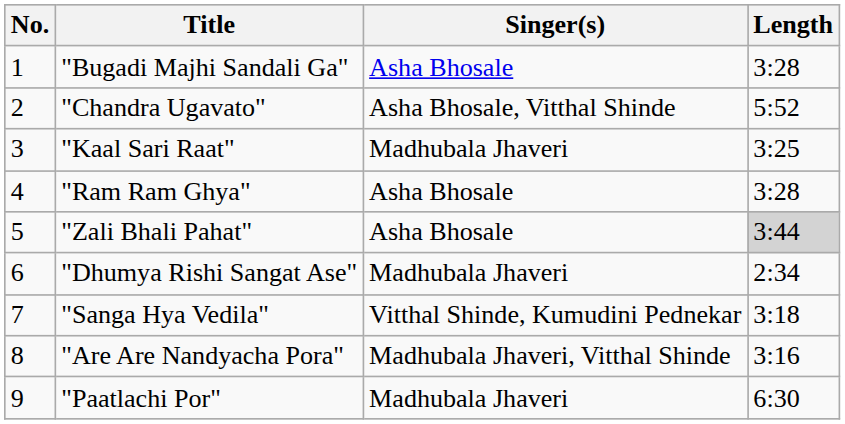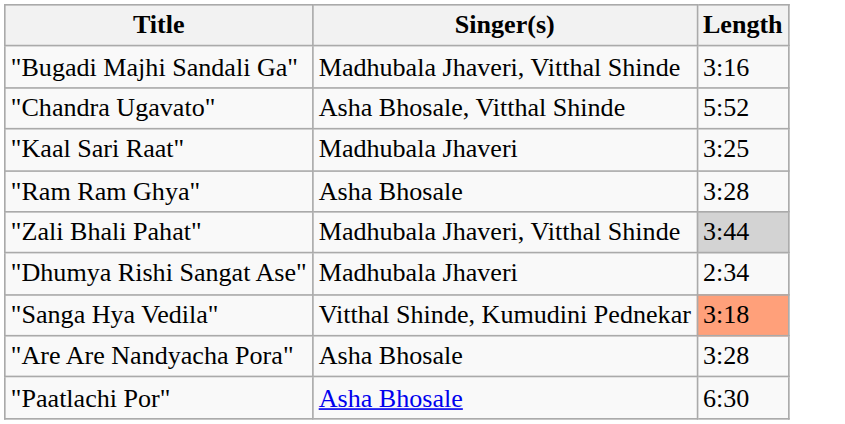- column: (30, 25)
(441, 66) Asha Bhosale -> (499, 66) Madhubala Jhaveri, Vitthal Shinde
(777, 66) 3:28 -> (726, 66) 3:16
(441, 231) Asha Bhosale -> (499, 231) Madhubala Jhaveri, Vitthal Shinde
(777, 314) no background -> (726, 314) lightsalmon background
(550, 356) Madhubala Jhaveri, Vitthal Shinde -> (391, 356) Asha Bhosale
(777, 356) 3:16 -> (726, 356) 3:28
(469, 397) Madhubala Jhaveri -> (391, 397) Asha Bhosale
